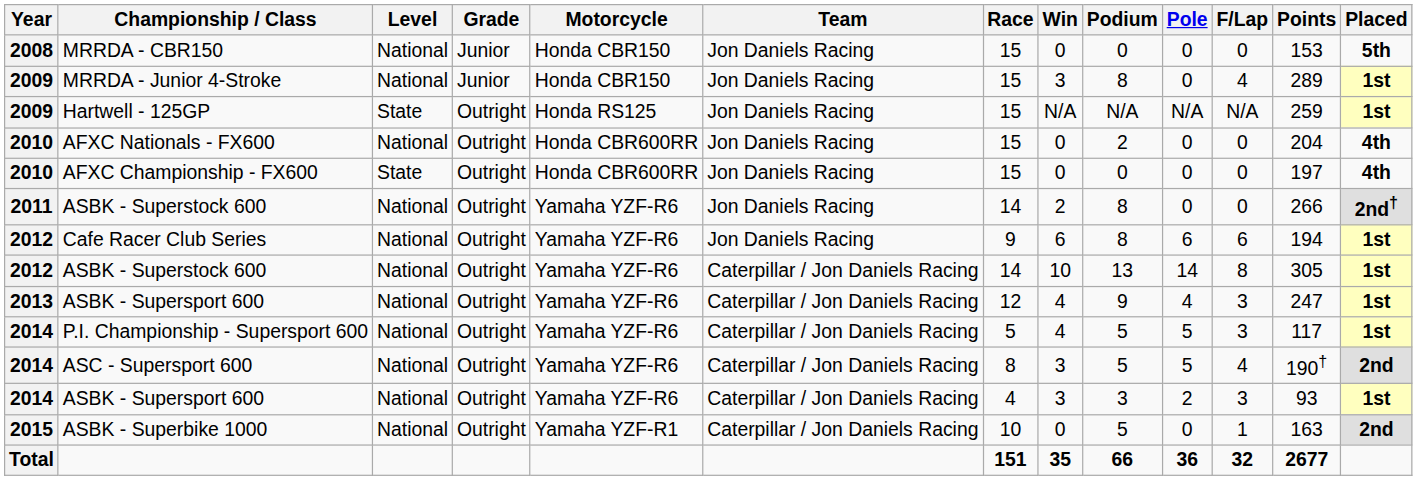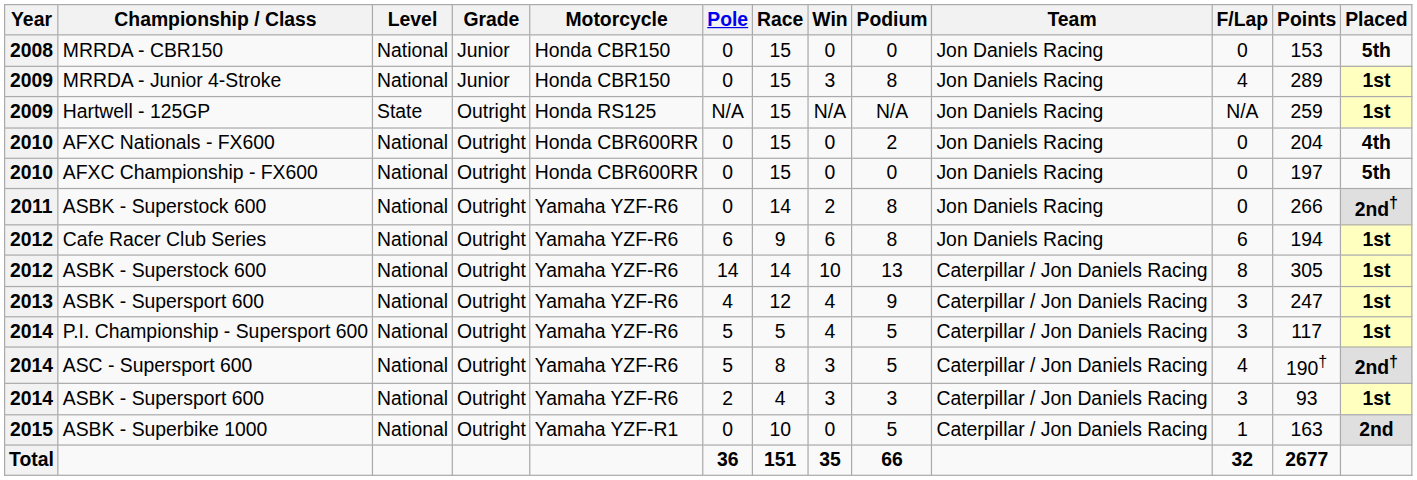columns swapped: (843, 19) <-> (1187, 19)
(400, 173) State -> (413, 173) National
(1376, 173) 4th -> (1376, 173) 5th
(1376, 365) 2nd -> (1376, 365) 2nd†
